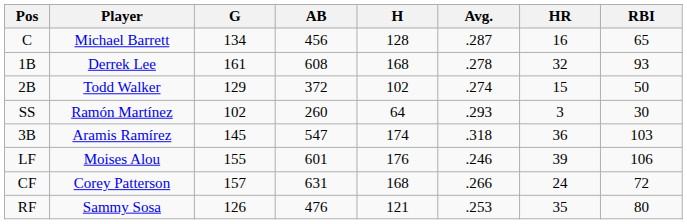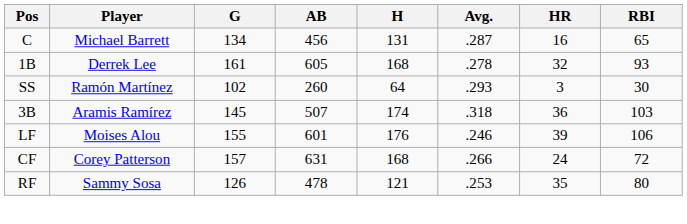(397, 40) 128 -> (397, 40) 131
(316, 64) 608 -> (316, 64) 605
- row: (27, 87)
(316, 135) 547 -> (316, 111) 507
(316, 207) 476 -> (316, 183) 478
